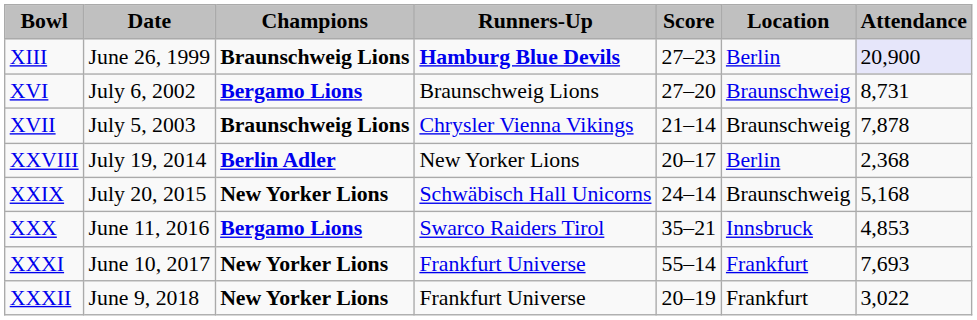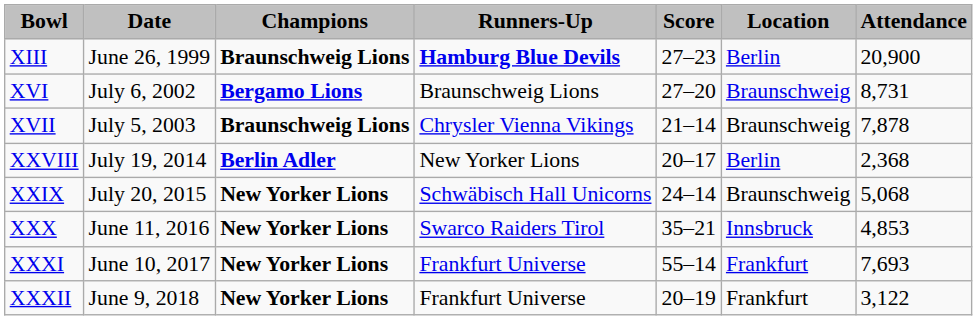(890, 56) lavender background -> (890, 56) no background
(885, 194) 5,168 -> (885, 194) 5,068
(291, 228) Bergamo Lions -> (304, 228) New Yorker Lions
(885, 297) 3,022 -> (885, 297) 3,122
